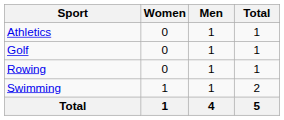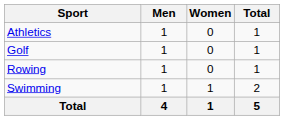columns swapped: (211, 13) <-> (165, 13)
